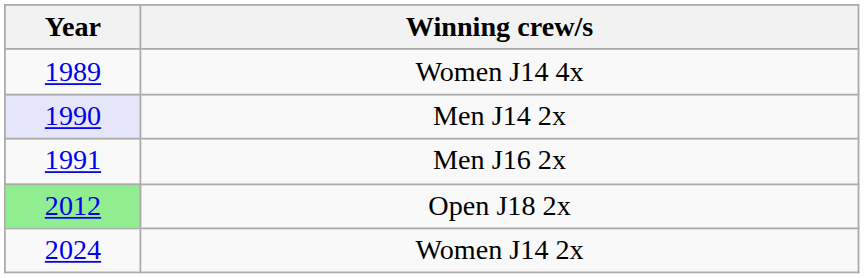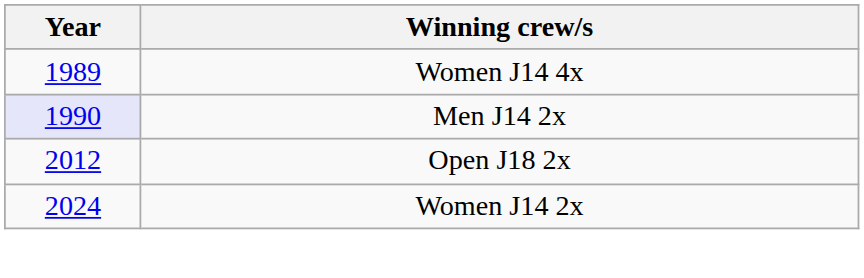- row: (500, 160)
(73, 205) lightgreen background -> (73, 160) no background
